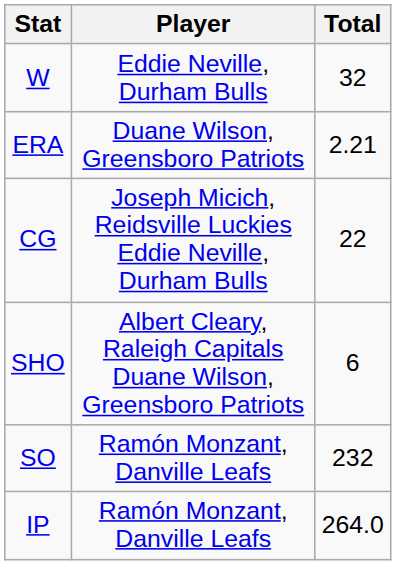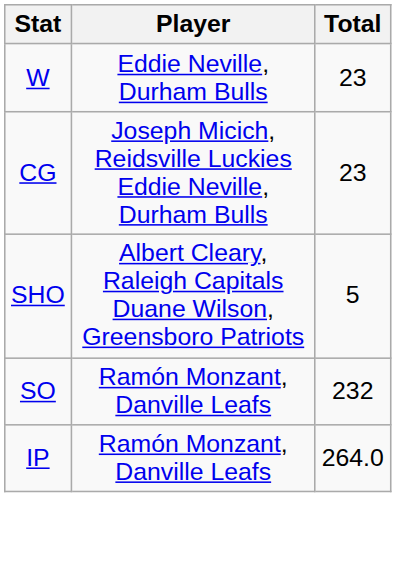(353, 77) 32 -> (353, 77) 23
- row: (38, 144)
(353, 239) 22 -> (353, 172) 23
(353, 362) 6 -> (353, 295) 5
